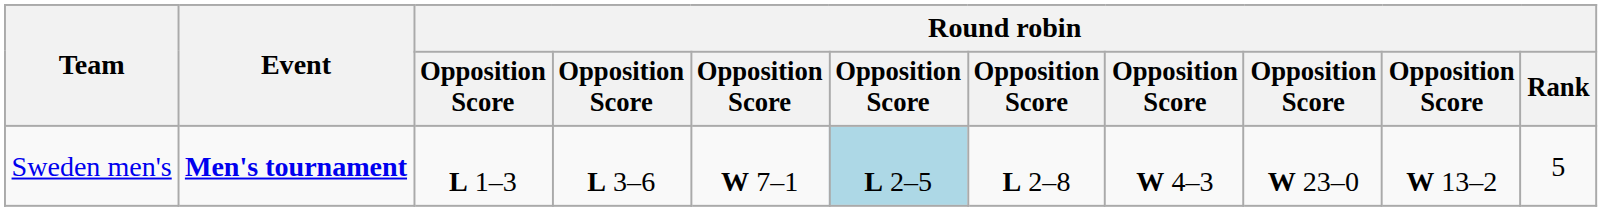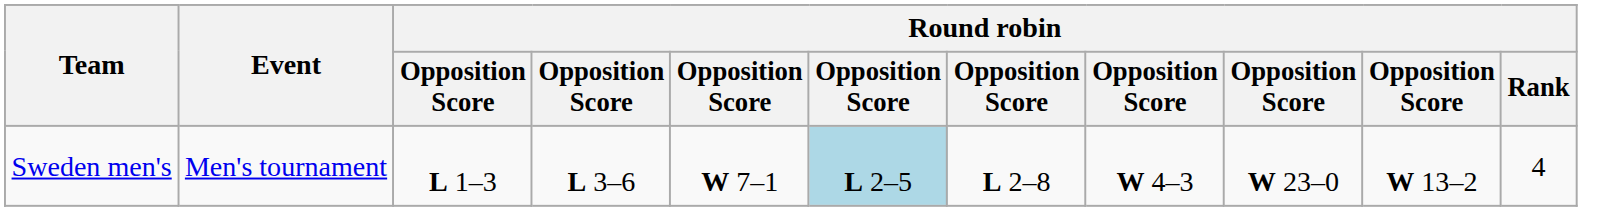(296, 165) bold -> (286, 165) normal
(1558, 165) 5 -> (1538, 165) 4
